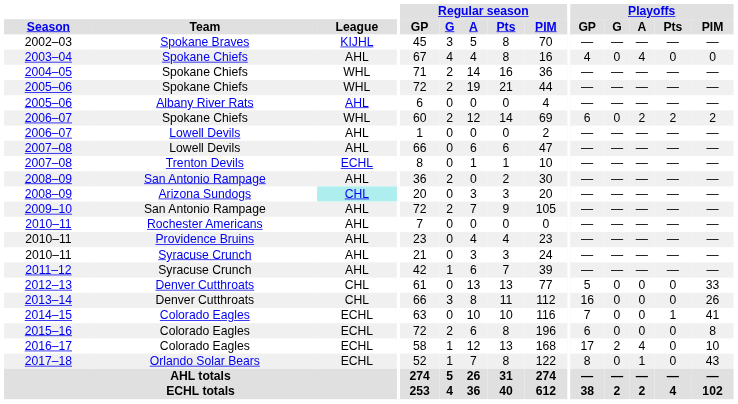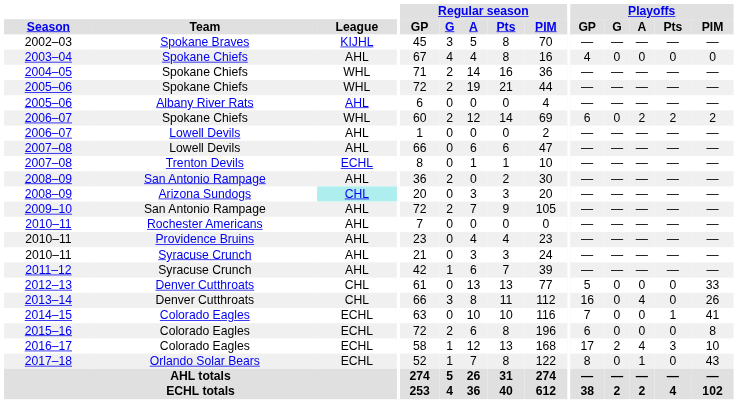(642, 57) 4 -> (642, 57) 0
(642, 300) 0 -> (642, 300) 4
(673, 346) 0 -> (673, 346) 3
